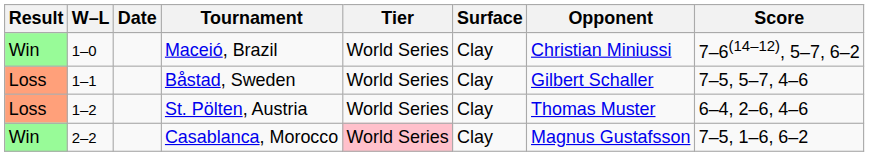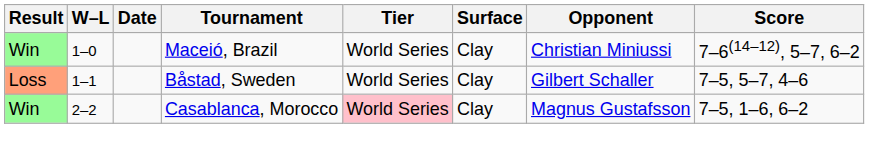- row: (236, 108)
